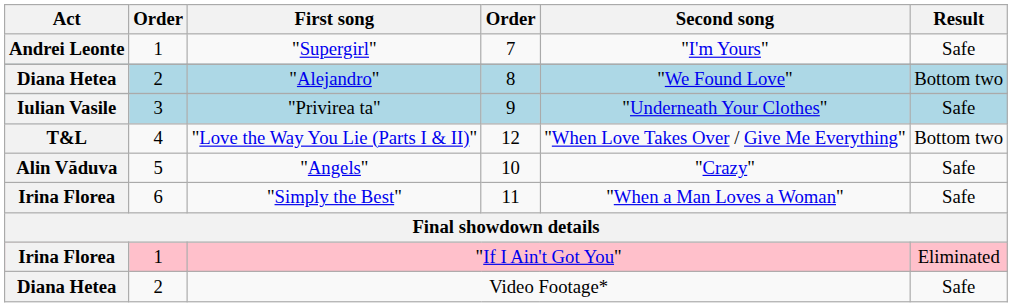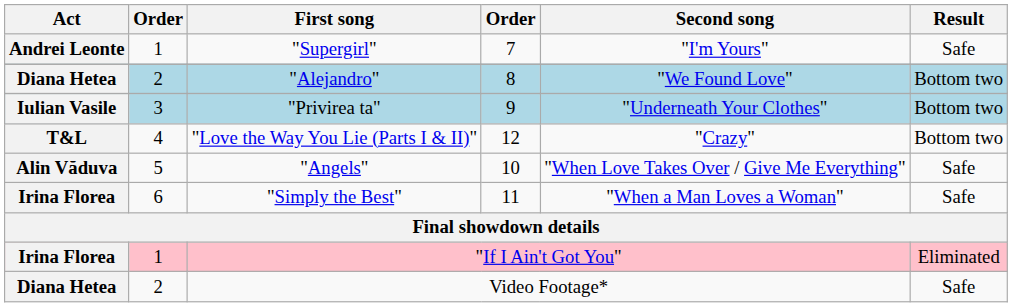(959, 108) Safe -> (959, 108) Bottom two
(725, 138) "When Love Takes Over / Give Me Everything" -> (725, 138) "Crazy"
(725, 167) "Crazy" -> (725, 167) "When Love Takes Over / Give Me Everything"
